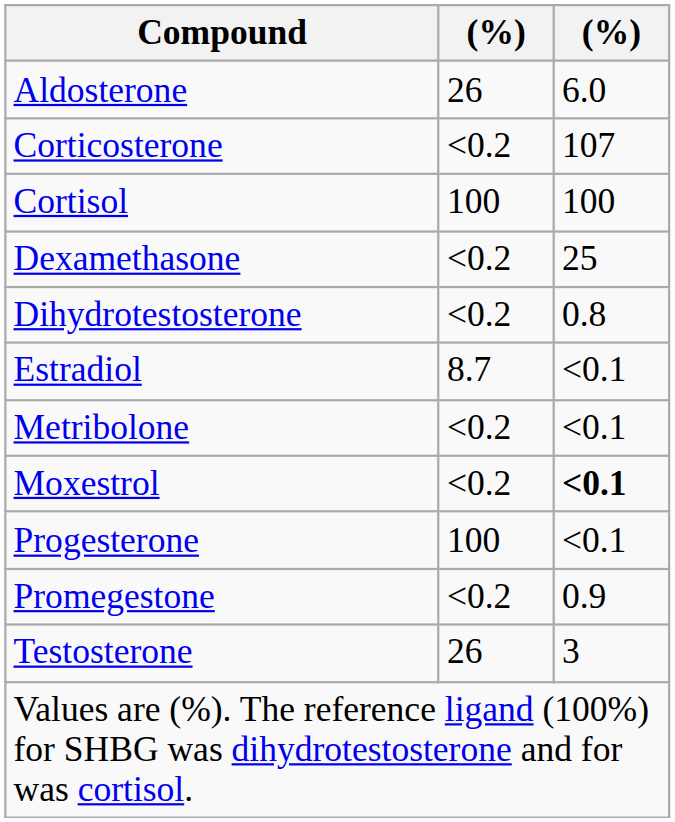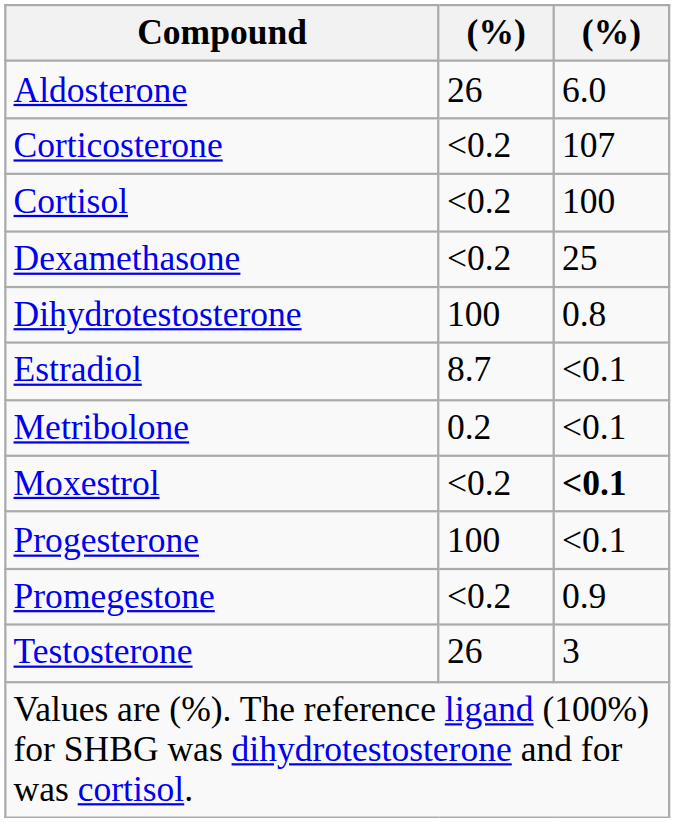(474, 201) 100 -> (479, 201) <0.2
(479, 314) <0.2 -> (474, 314) 100
(479, 426) <0.2 -> (469, 426) 0.2
